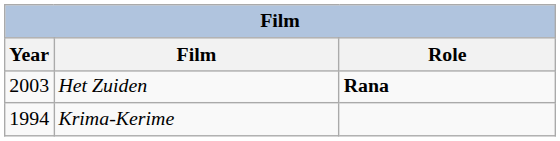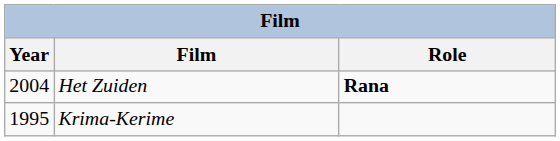(29, 86) 2003 -> (29, 86) 2004
(29, 119) 1994 -> (29, 119) 1995
